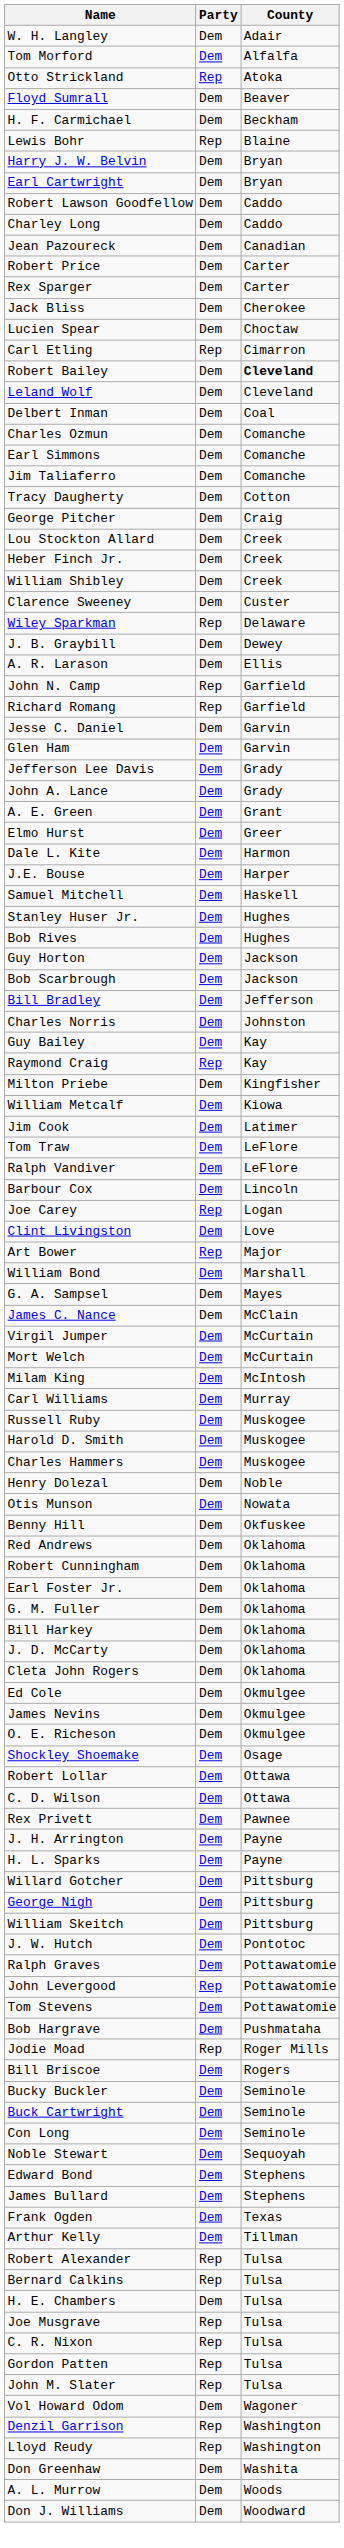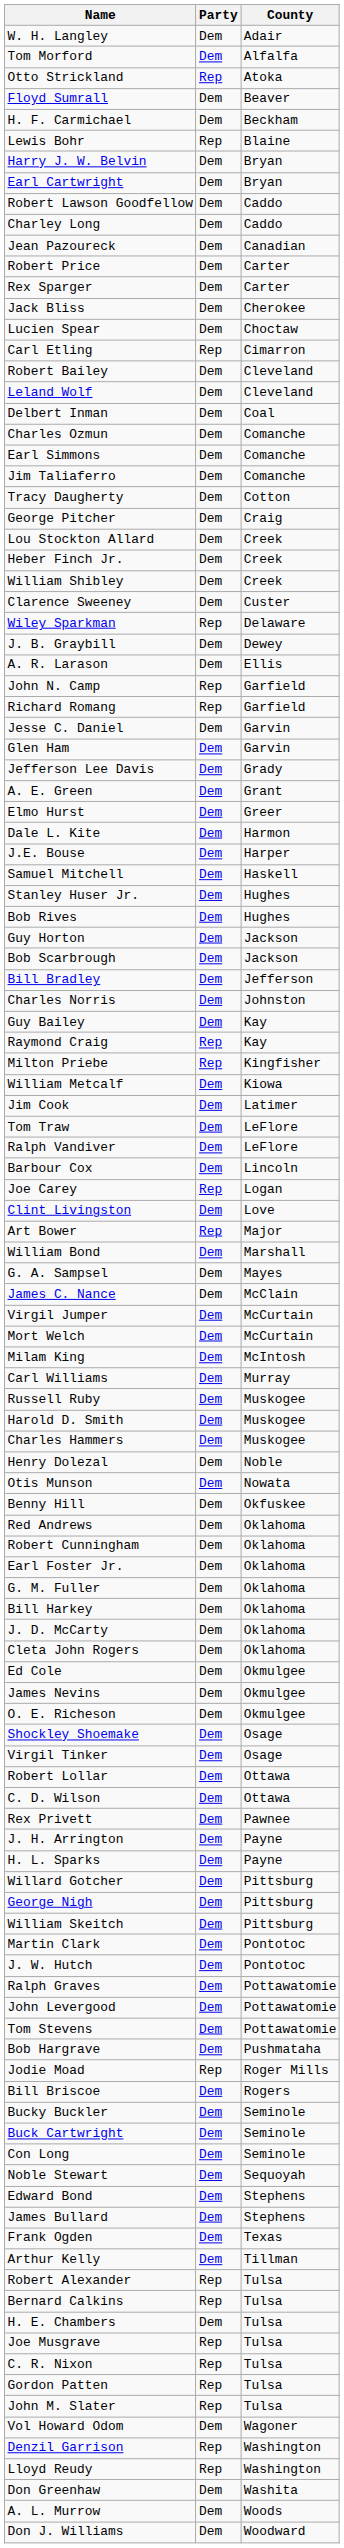(279, 372) bold -> (279, 372) normal
- row: (58, 791)
(211, 1085) Dem -> (211, 1064) Rep
+ row: (58, 1756)
+ row: (54, 1945)
(211, 1987) Rep -> (211, 2008) Dem
